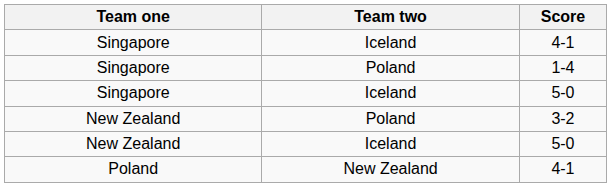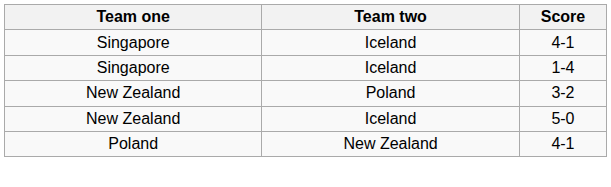(391, 67) Poland -> (391, 67) Iceland
- row: (133, 93)
